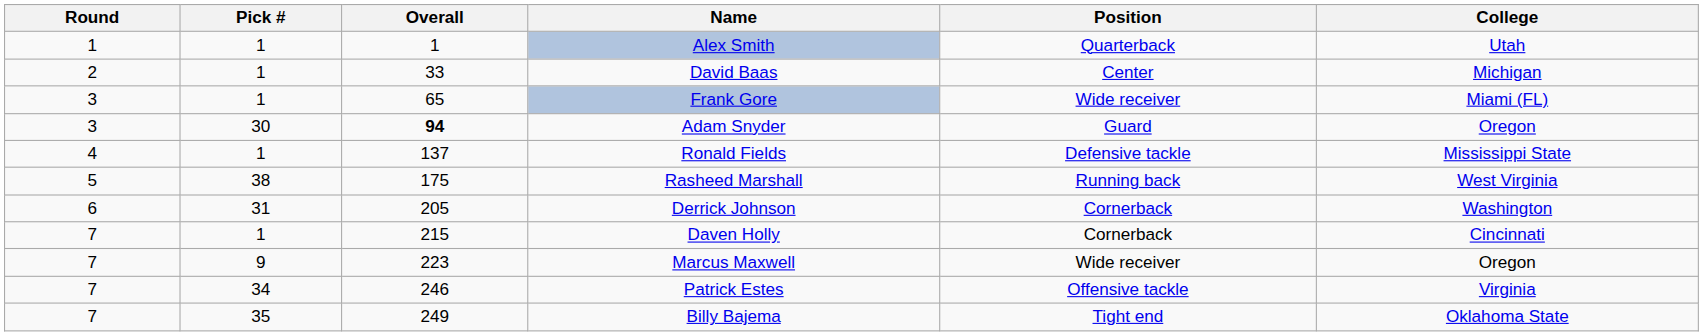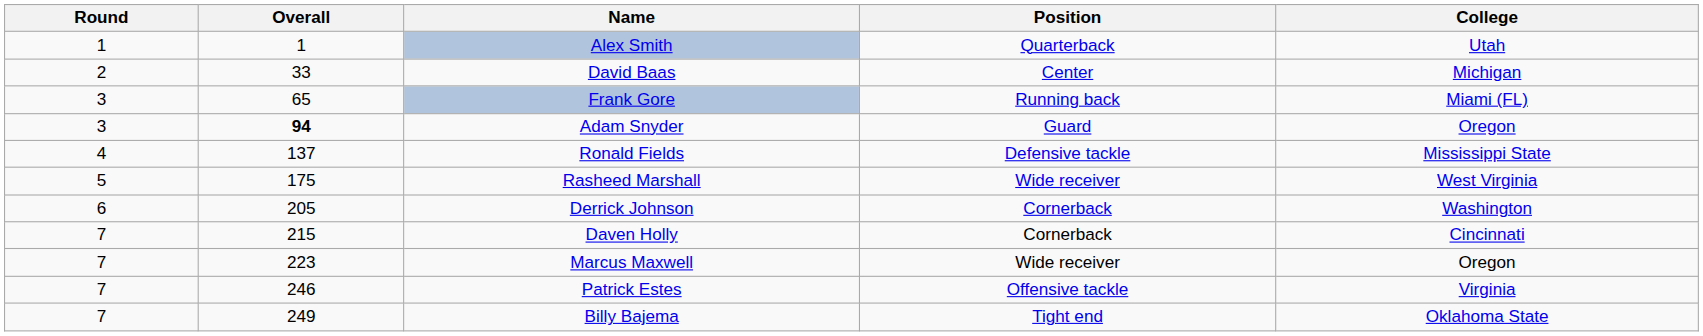- column: (261, 18)
(1128, 99) Wide receiver -> (1068, 99) Running back
(1128, 180) Running back -> (1068, 180) Wide receiver
